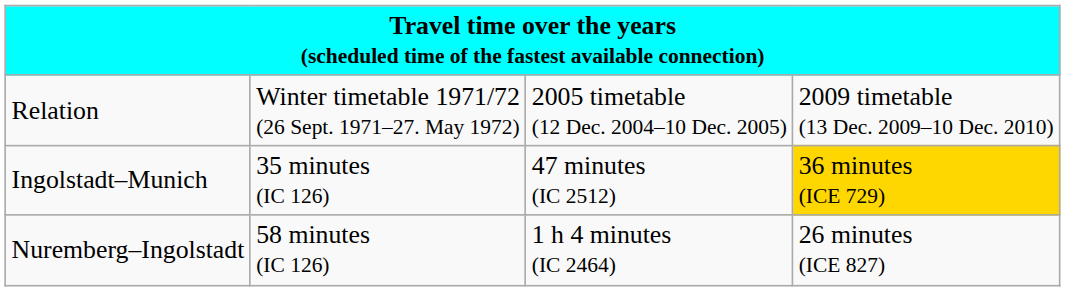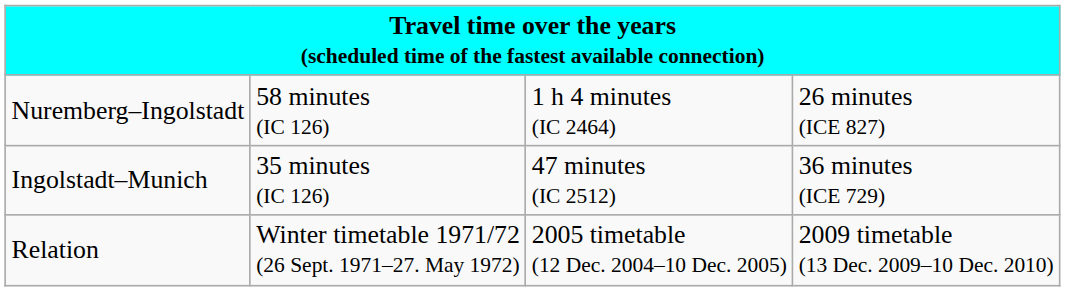rows swapped: (55, 110) <-> (128, 249)
(856, 179) gold background -> (856, 179) no background
